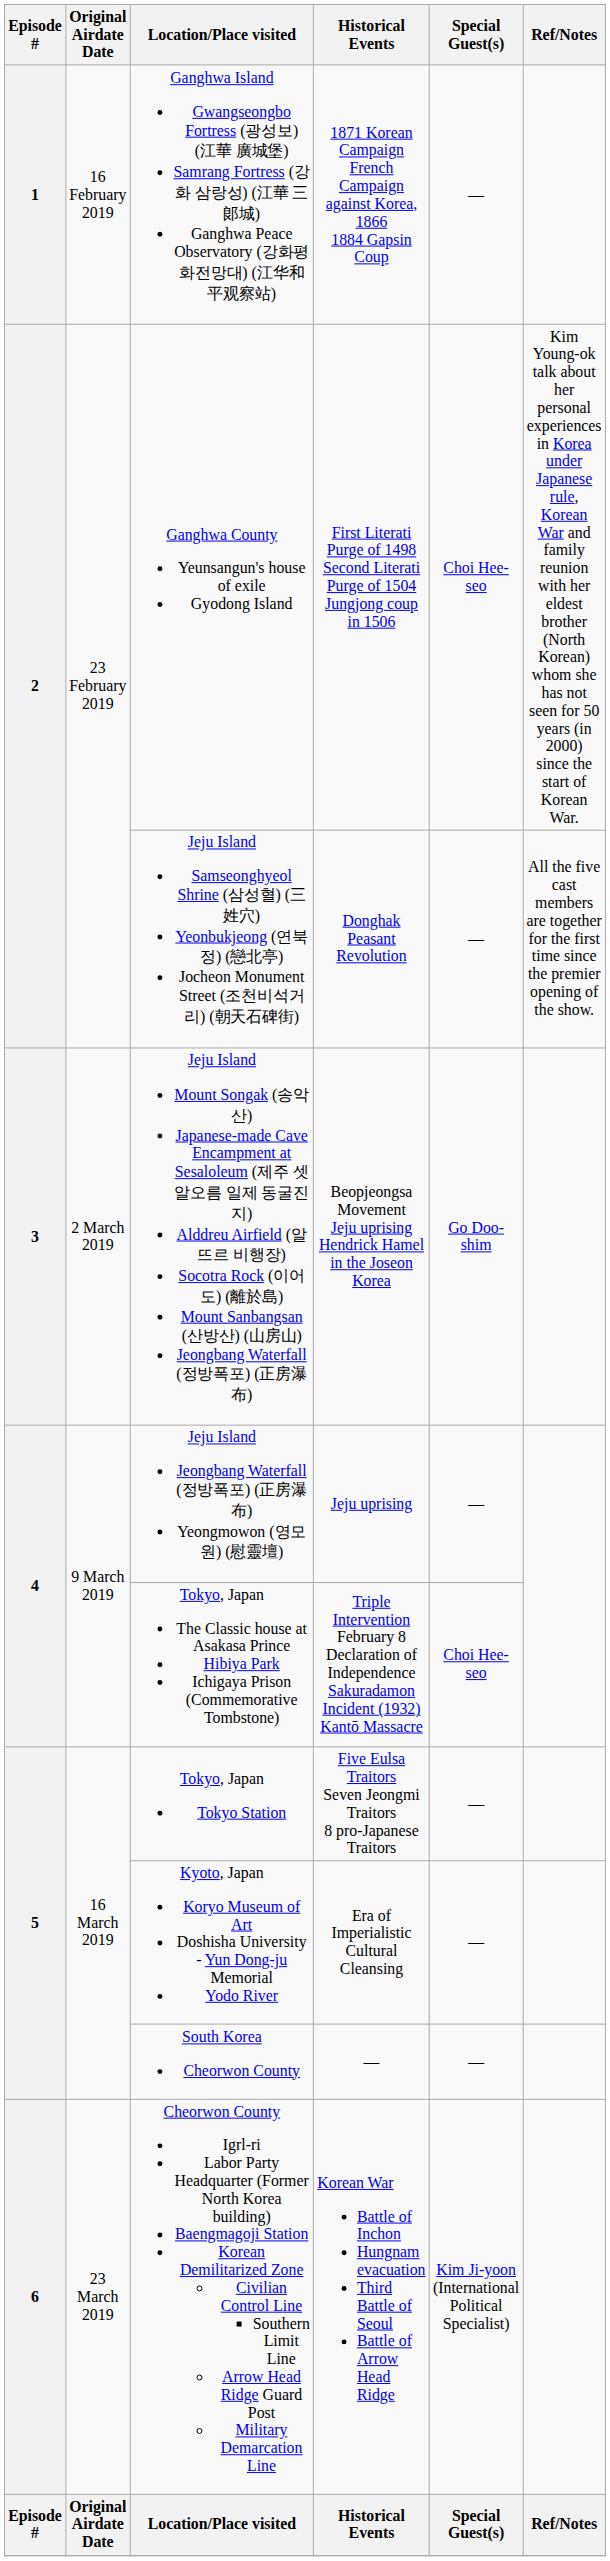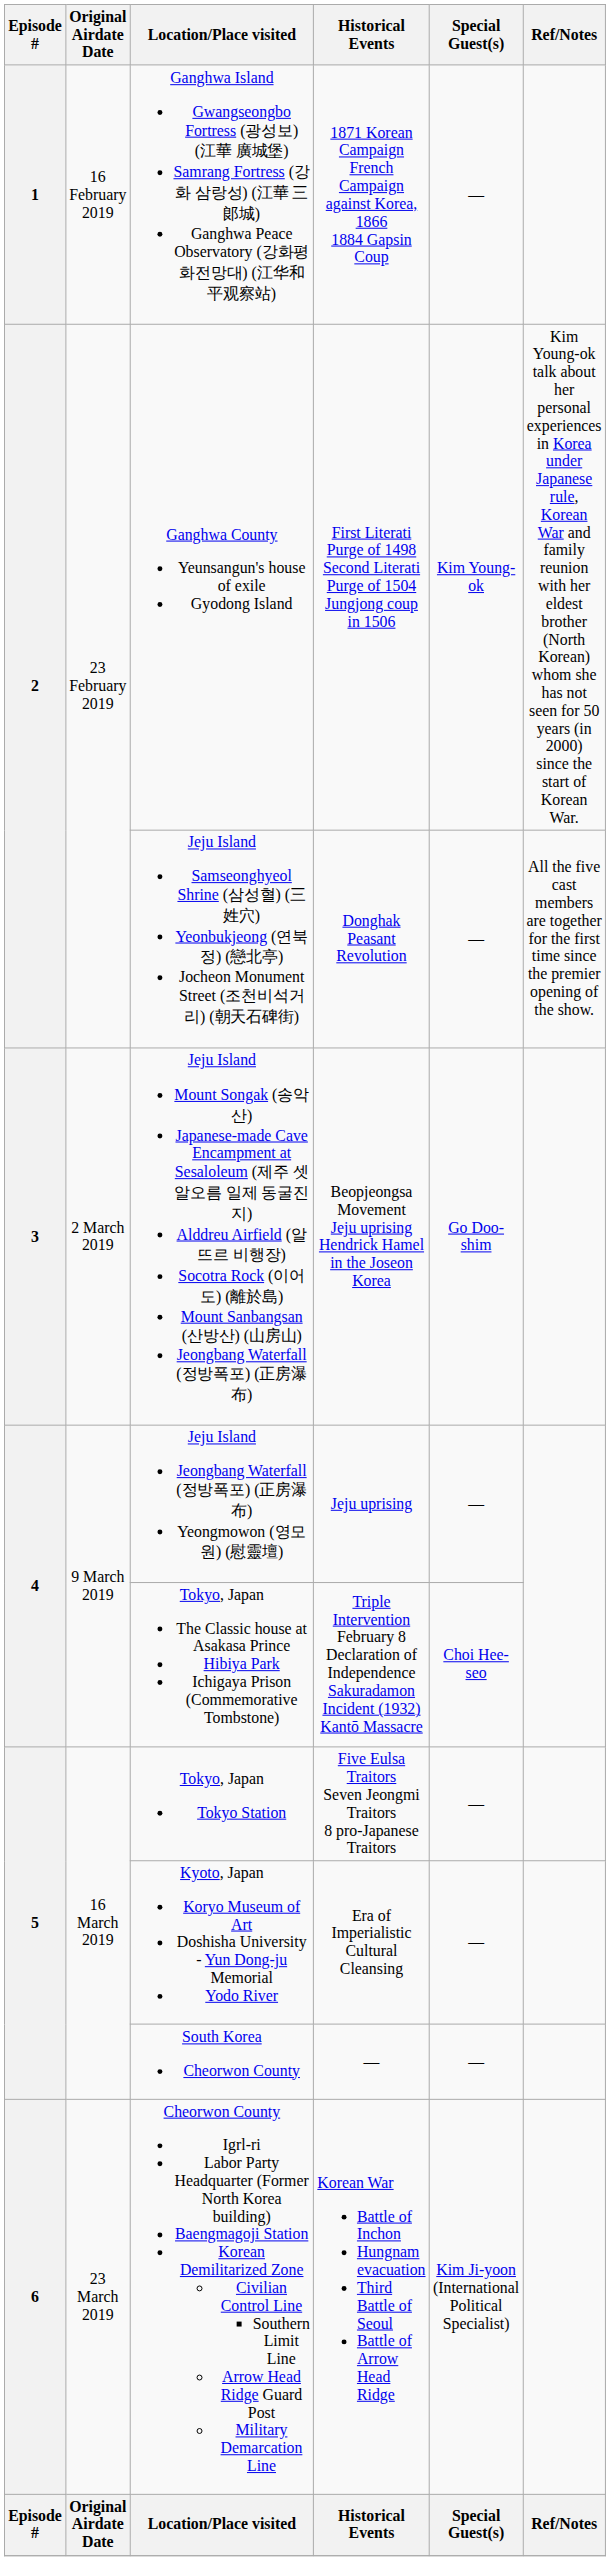(476, 577) Choi Hee-seo -> (476, 577) Kim Young-ok
